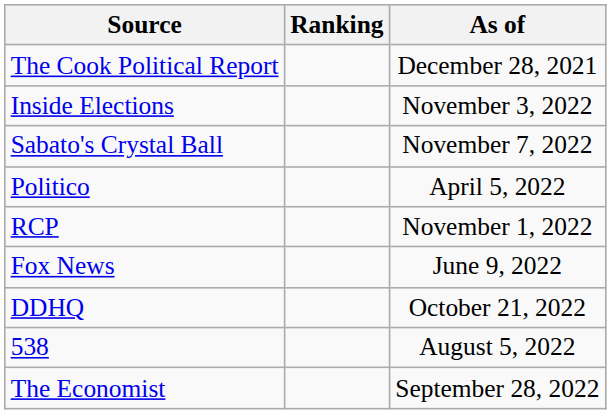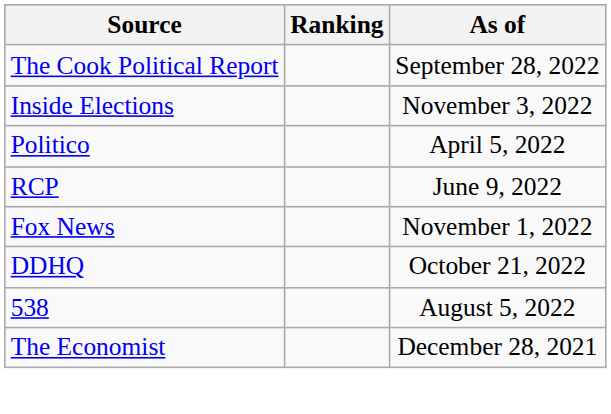(497, 65) December 28, 2021 -> (497, 65) September 28, 2022
- row: (117, 145)
(497, 226) November 1, 2022 -> (497, 186) June 9, 2022
(497, 266) June 9, 2022 -> (497, 226) November 1, 2022
(497, 387) September 28, 2022 -> (497, 347) December 28, 2021
